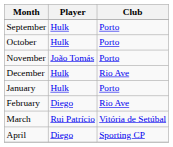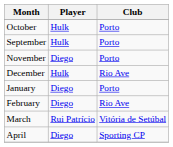rows swapped: (26, 27) <-> (21, 42)
(72, 58) João Tomás -> (62, 58) Diego
(60, 88) Hulk -> (62, 88) Diego
